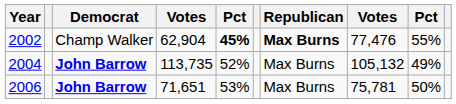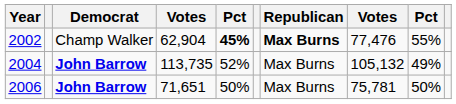(235, 87) 53% -> (235, 87) 50%
